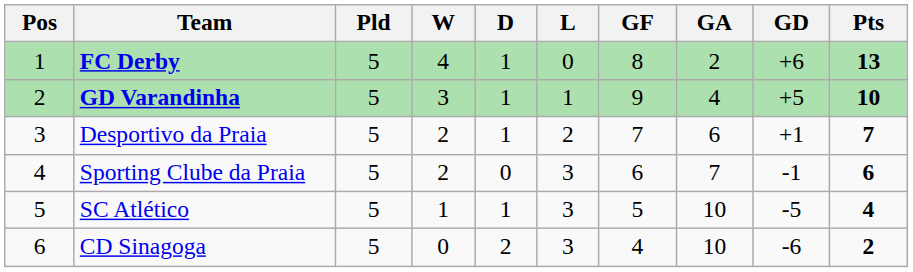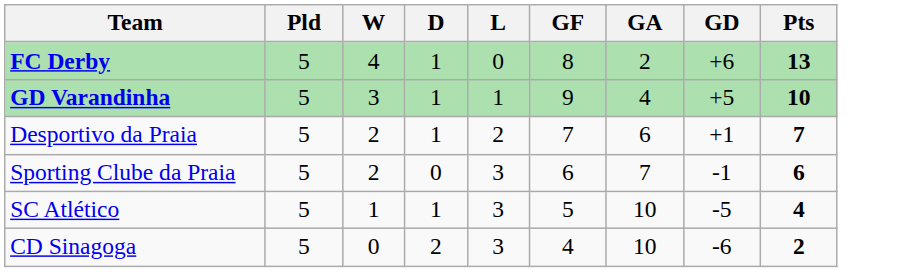- column: (40, 23)
